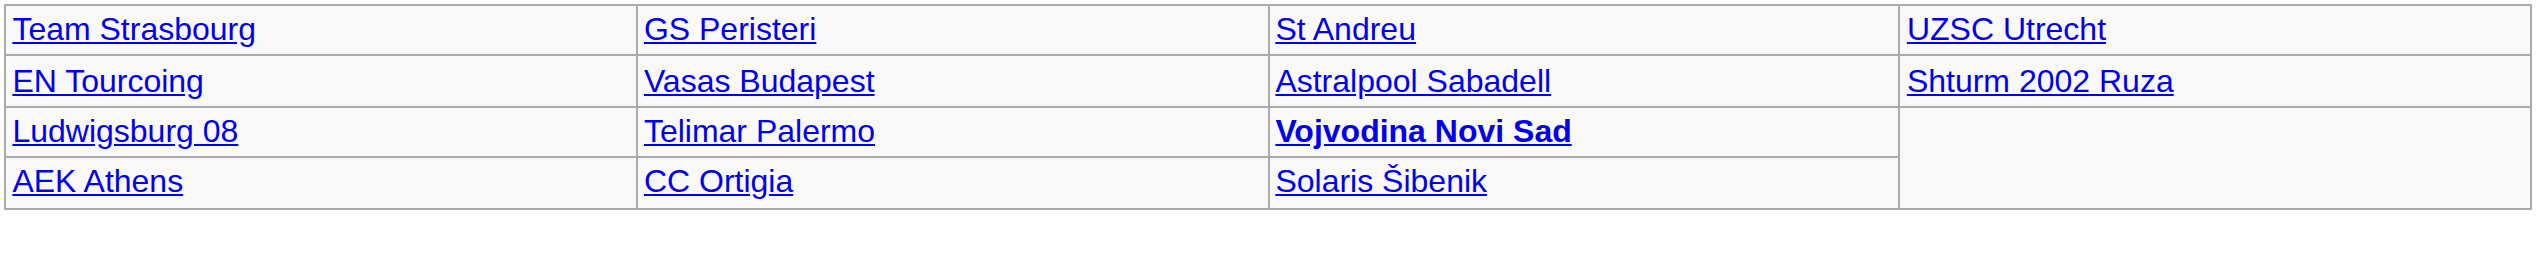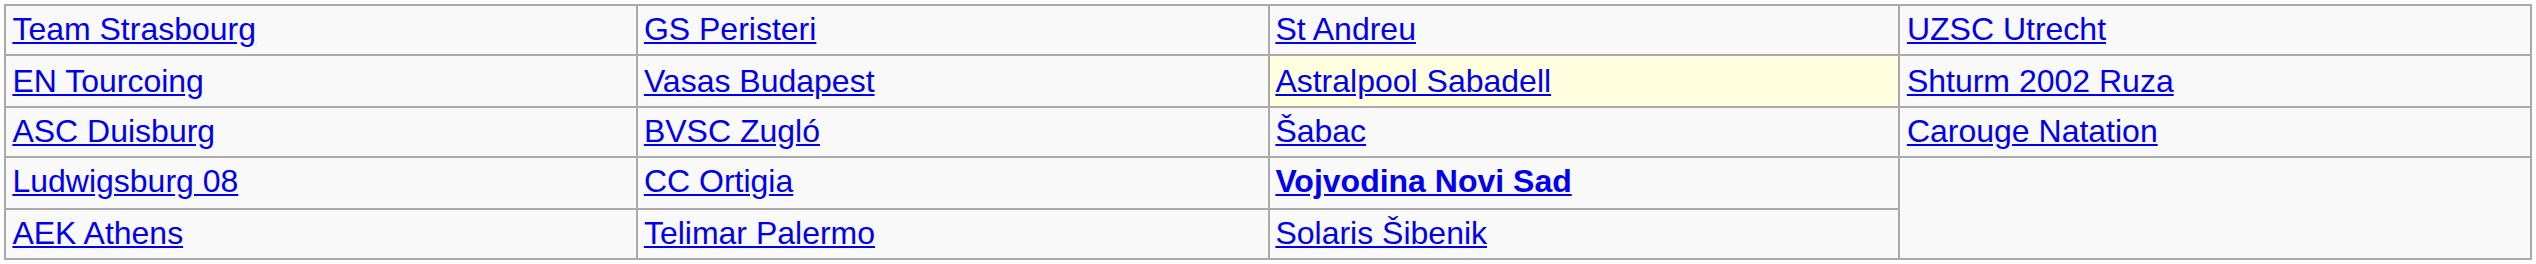(1413, 80) no background -> (1413, 80) lightyellow background
+ row: (114, 131)
(759, 131) Telimar Palermo -> (719, 182) CC Ortigia
(719, 182) CC Ortigia -> (759, 232) Telimar Palermo
